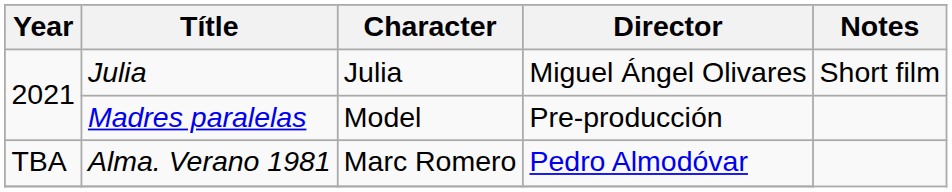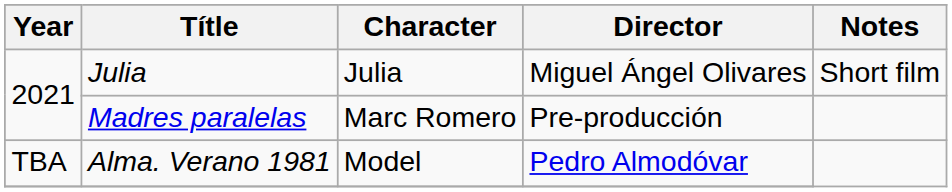(383, 117) Model -> (430, 117) Marc Romero
(430, 162) Marc Romero -> (383, 162) Model
